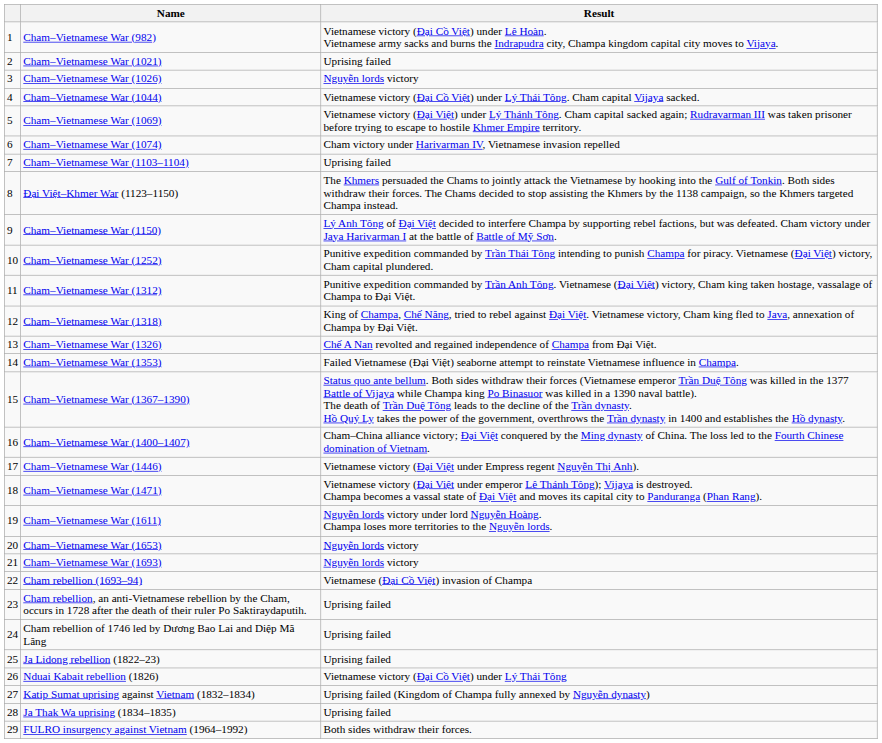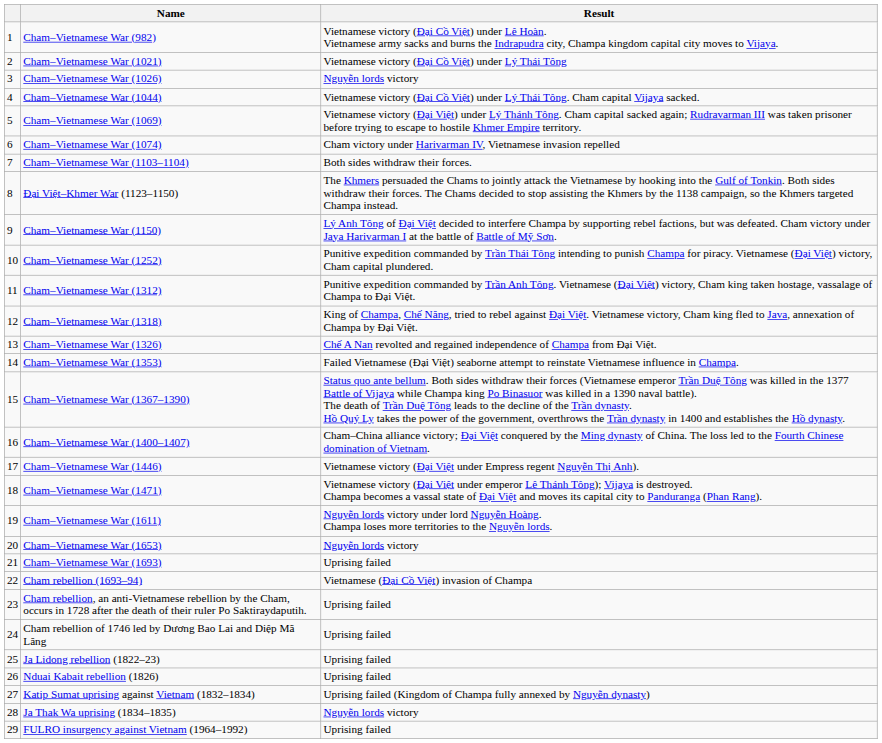(357, 61) Uprising failed -> (445, 61) Vietnamese victory (Đại Cồ Việt) under Lý Thái Tông
(357, 162) Uprising failed -> (398, 162) Both sides withdraw their forces.
(371, 562) Nguyễn lords victory -> (357, 562) Uprising failed
(445, 676) Vietnamese victory (Đại Cồ Việt) under Lý Thái Tông -> (357, 676) Uprising failed
(357, 712) Uprising failed -> (371, 712) Nguyễn lords victory
(398, 730) Both sides withdraw their forces. -> (357, 730) Uprising failed
